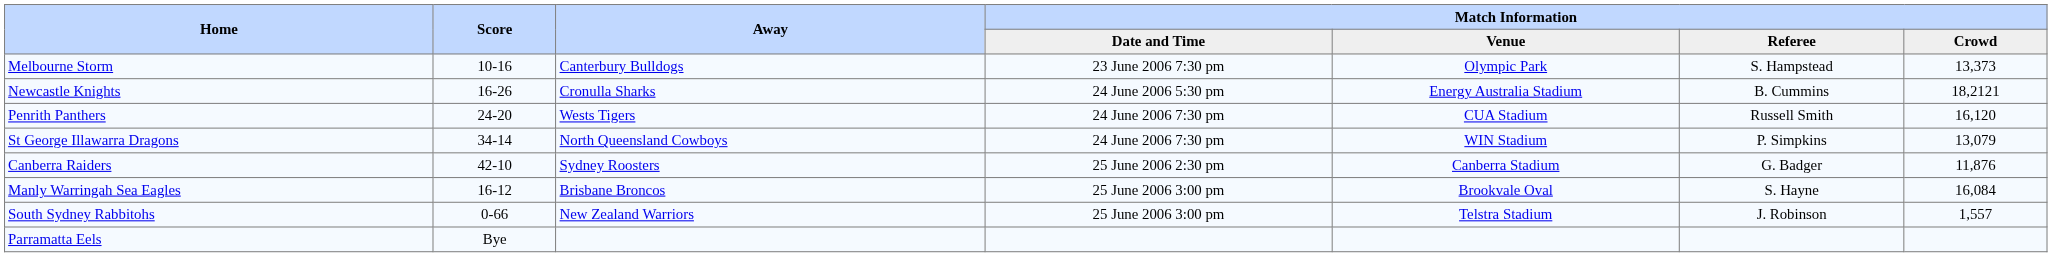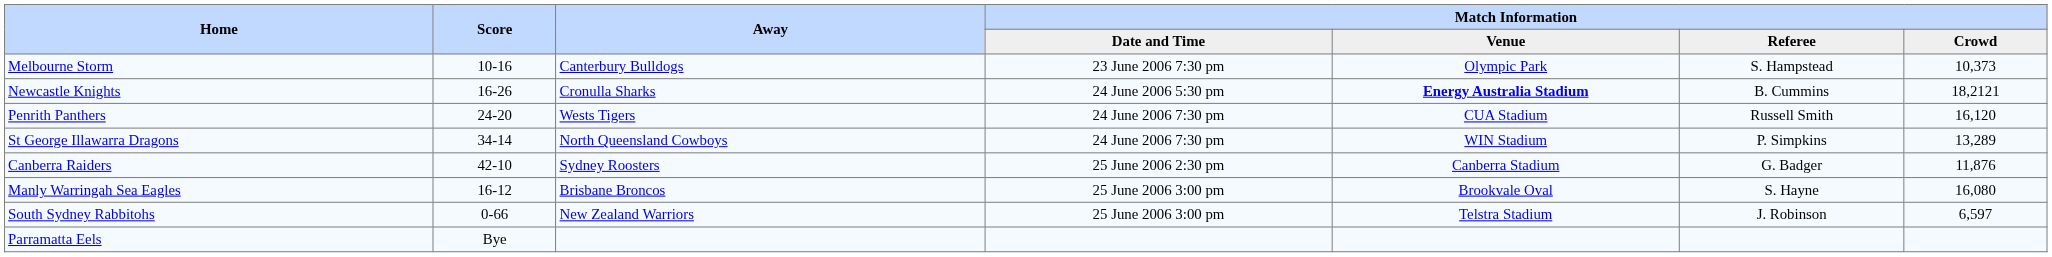(1975, 66) 13,373 -> (1975, 66) 10,373
(1506, 91) normal -> (1506, 91) bold
(1975, 140) 13,079 -> (1975, 140) 13,289
(1975, 189) 16,084 -> (1975, 189) 16,080
(1975, 214) 1,557 -> (1975, 214) 6,597
